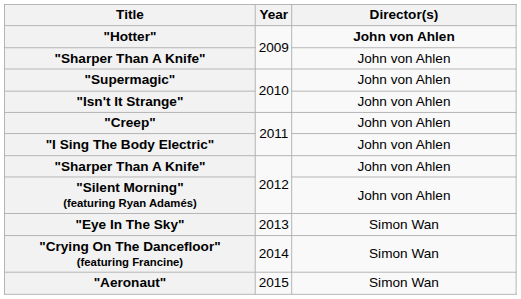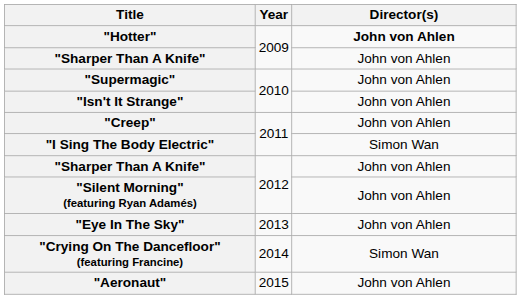(404, 144) John von Ahlen -> (404, 144) Simon Wan
(404, 224) Simon Wan -> (404, 224) John von Ahlen
(404, 283) Simon Wan -> (404, 283) John von Ahlen
